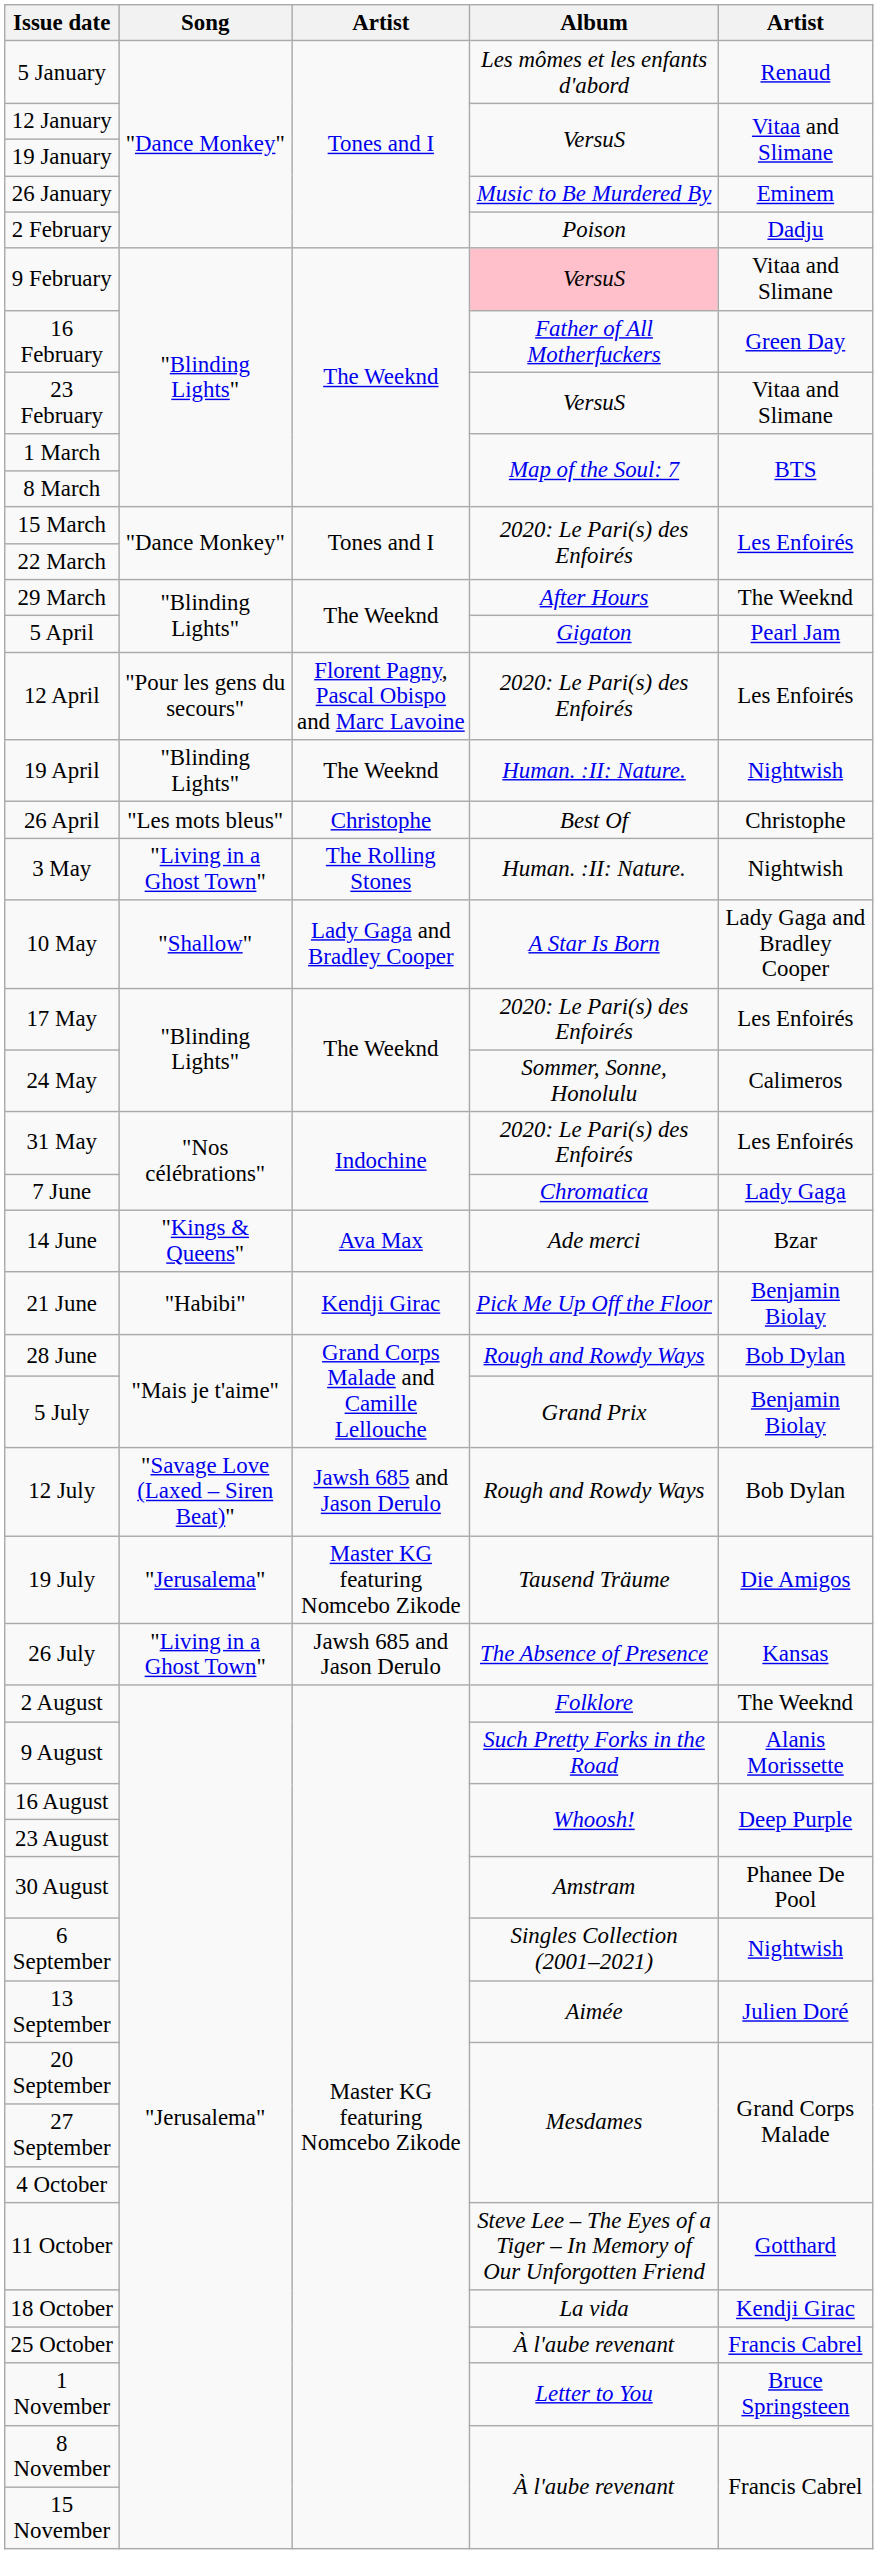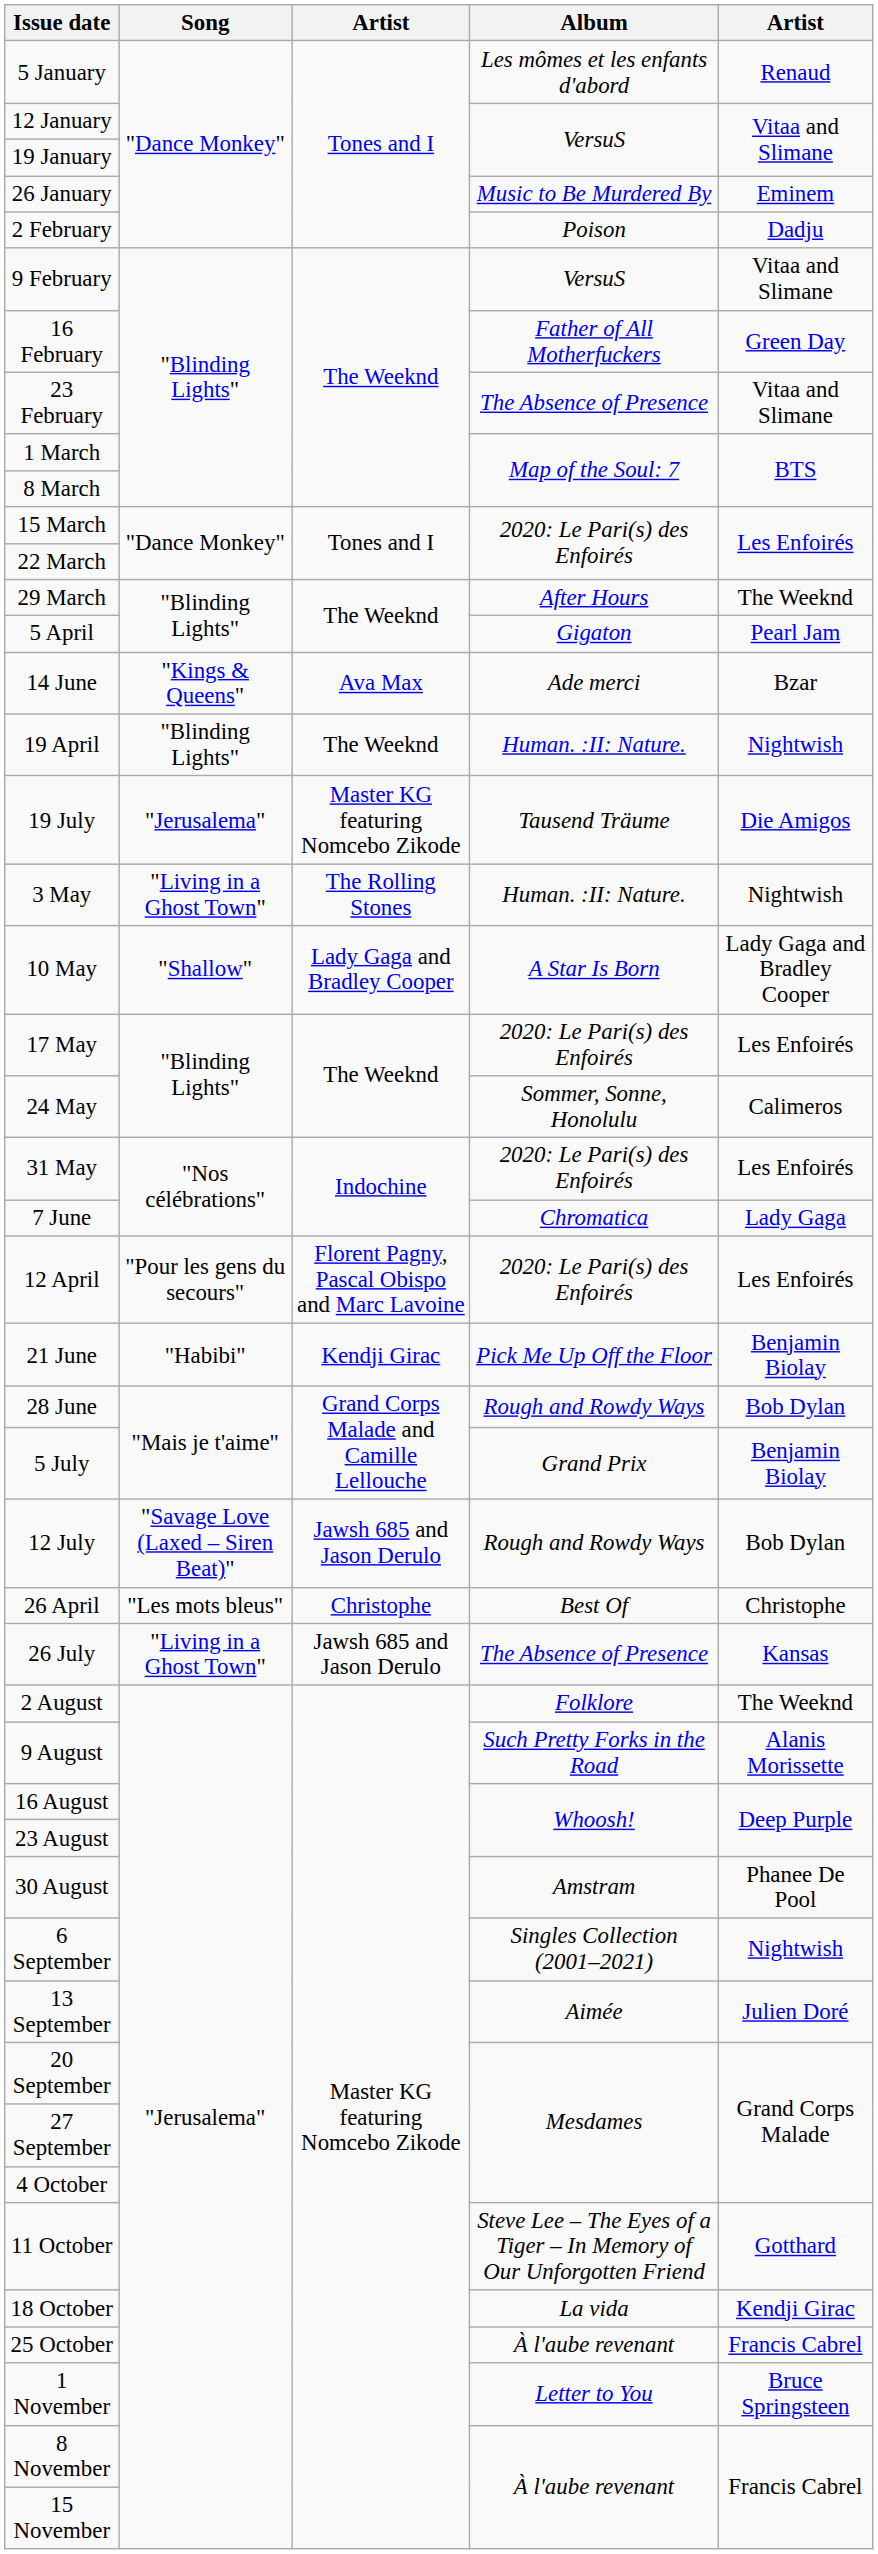(594, 278) pink background -> (594, 278) no background
(594, 403) VersuS -> (594, 403) The Absence of Presence
rows swapped: (62, 695) <-> (62, 1241)
rows swapped: (62, 819) <-> (62, 1579)
